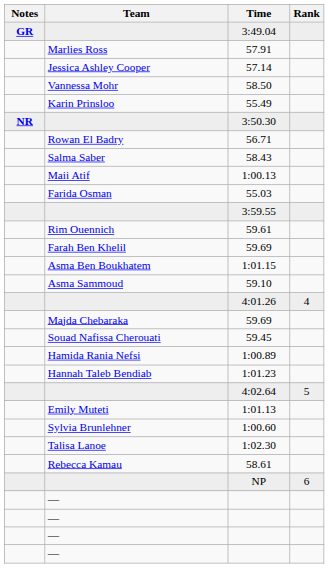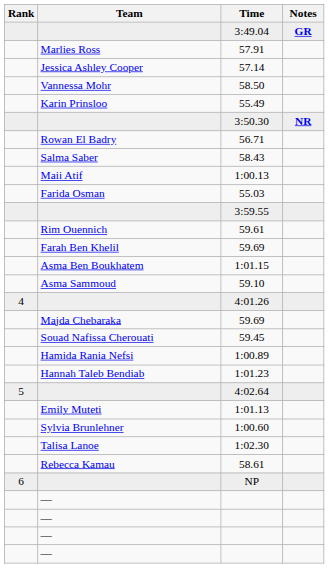columns swapped: (307, 13) <-> (25, 13)
